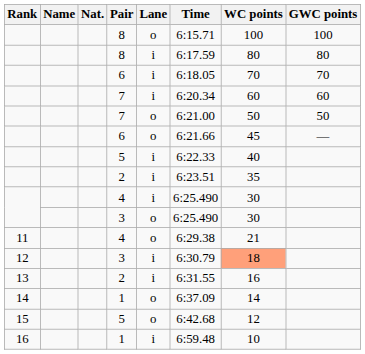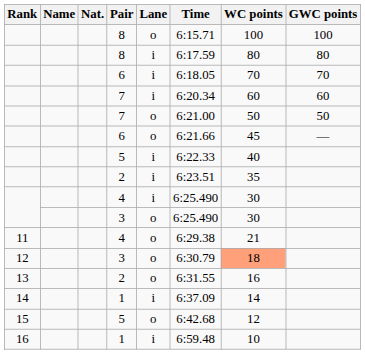(153, 258) i -> (153, 258) o
(153, 278) i -> (153, 278) o
(153, 298) o -> (153, 298) i
